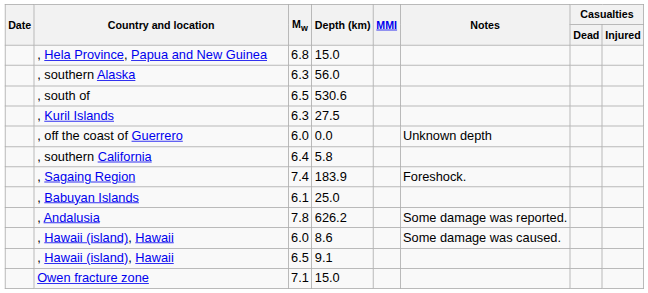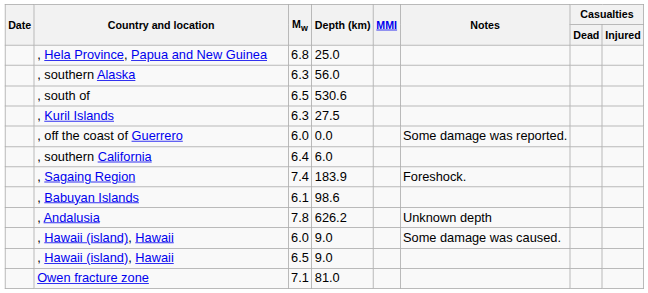(327, 55) 15.0 -> (327, 55) 25.0
(447, 136) Unknown depth -> (485, 136) Some damage was reported.
(324, 156) 5.8 -> (324, 156) 6.0
(327, 197) 25.0 -> (327, 197) 98.6
(485, 217) Some damage was reported. -> (447, 217) Unknown depth
(324, 237) 8.6 -> (324, 237) 9.0
(324, 258) 9.1 -> (324, 258) 9.0
(327, 278) 15.0 -> (327, 278) 81.0
